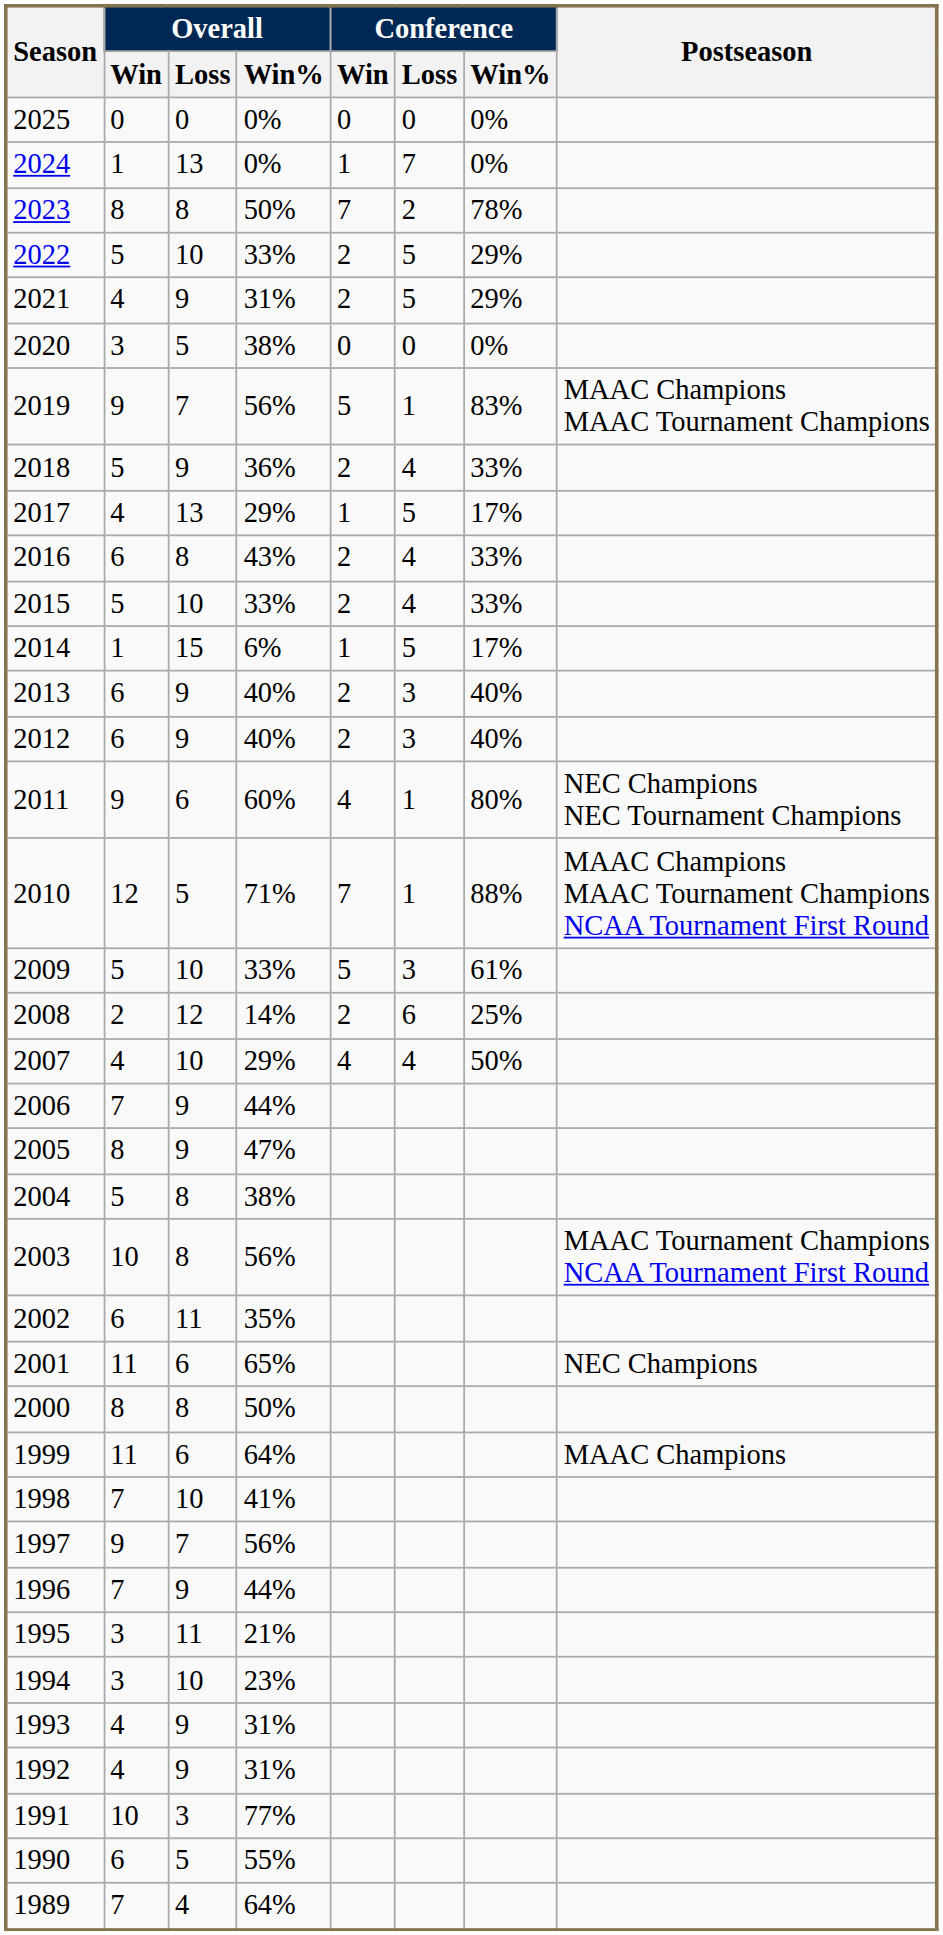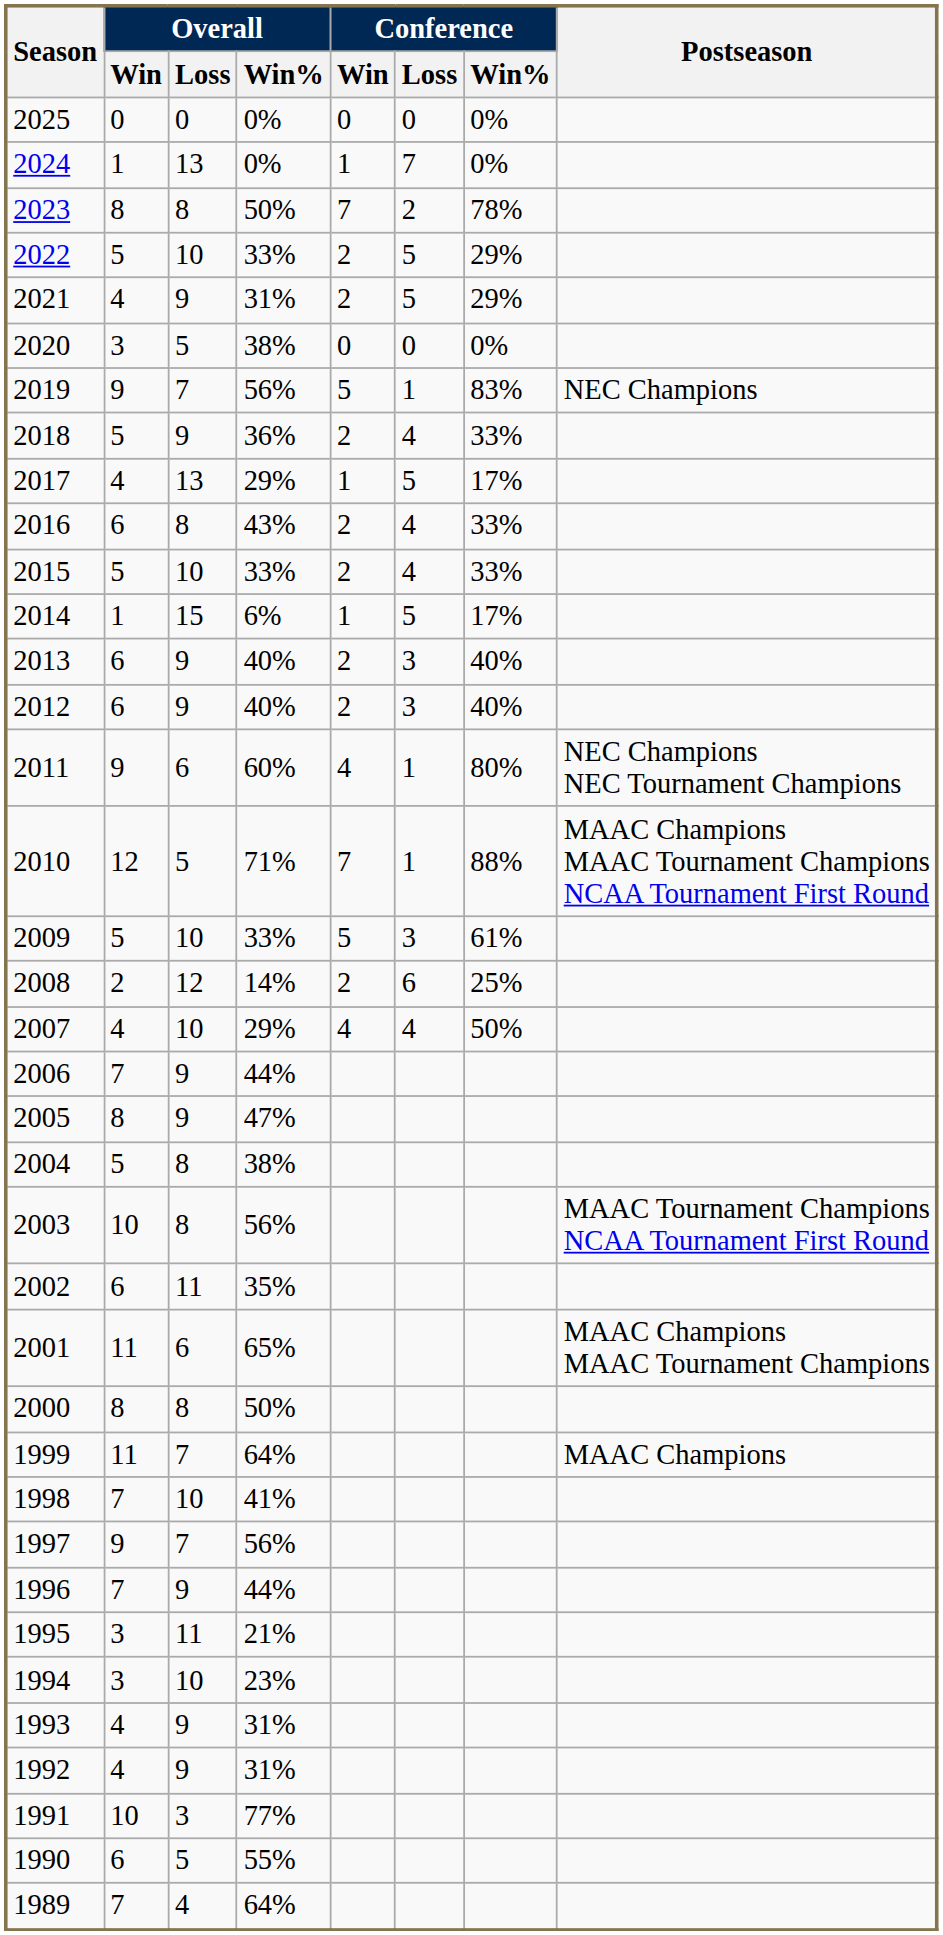(747, 406) MAAC Champions MAAC Tournament Champions -> (661, 390) NEC Champions
(661, 1363) NEC Champions -> (747, 1347) MAAC Champions MAAC Tournament Champions
(182, 1453) 6 -> (182, 1453) 7
